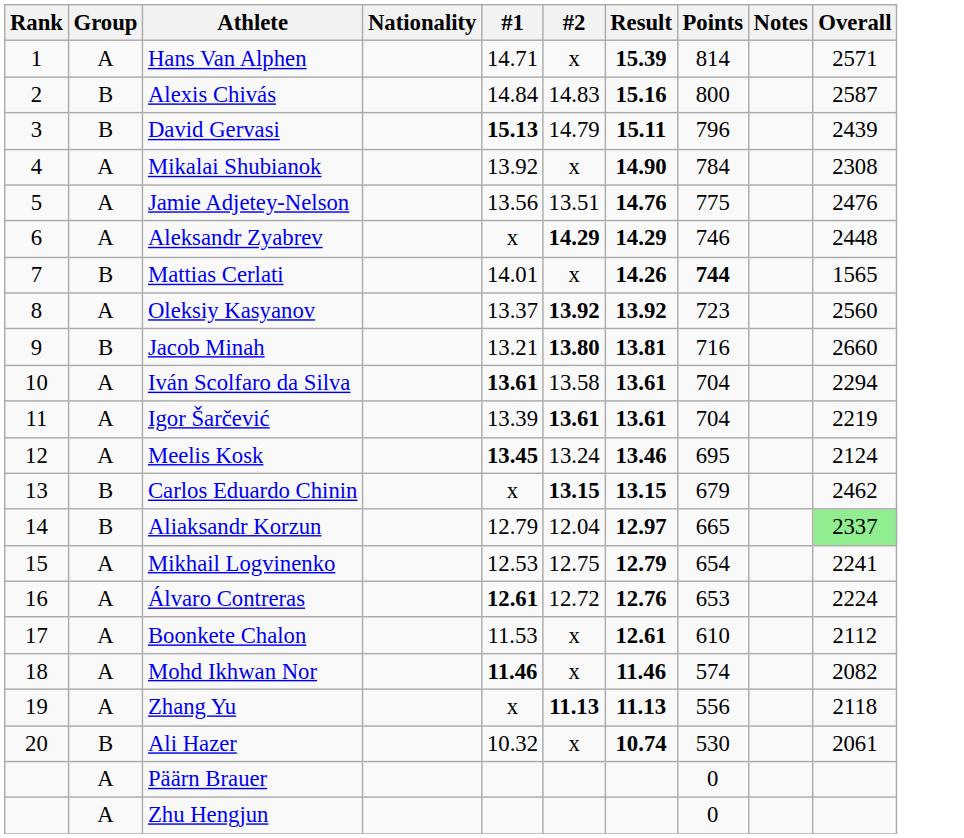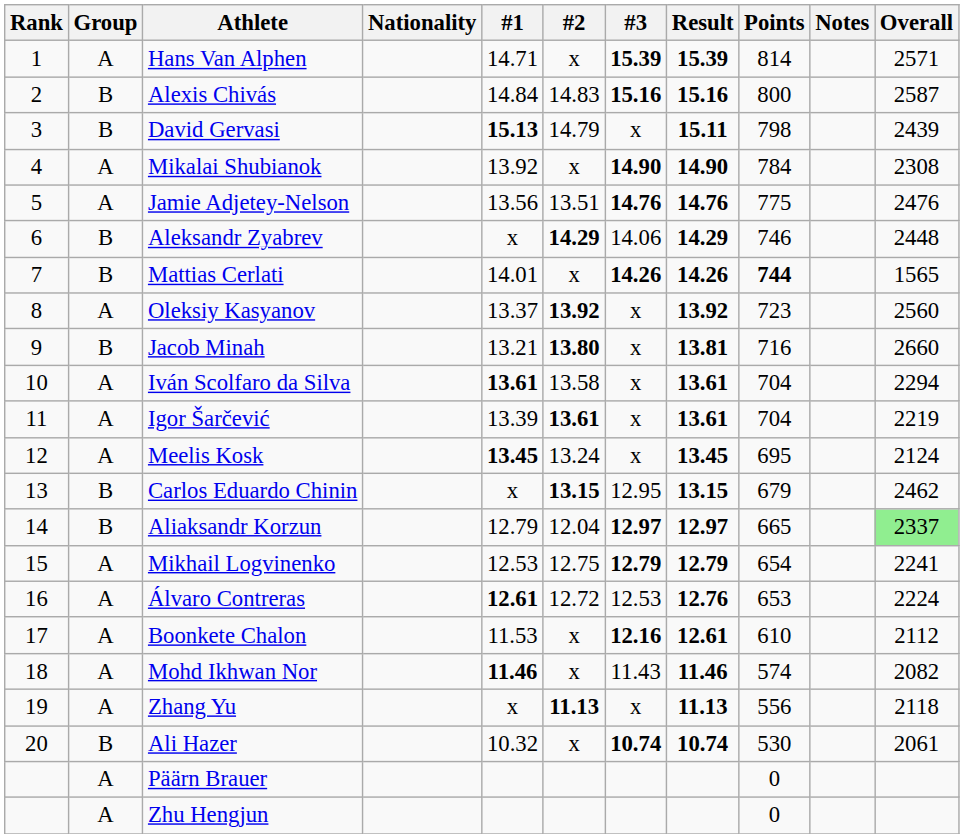+ column: (636, 22)
(713, 130) 796 -> (774, 130) 798
(105, 238) A -> (105, 238) B
(641, 454) 13.46 -> (703, 454) 13.45
